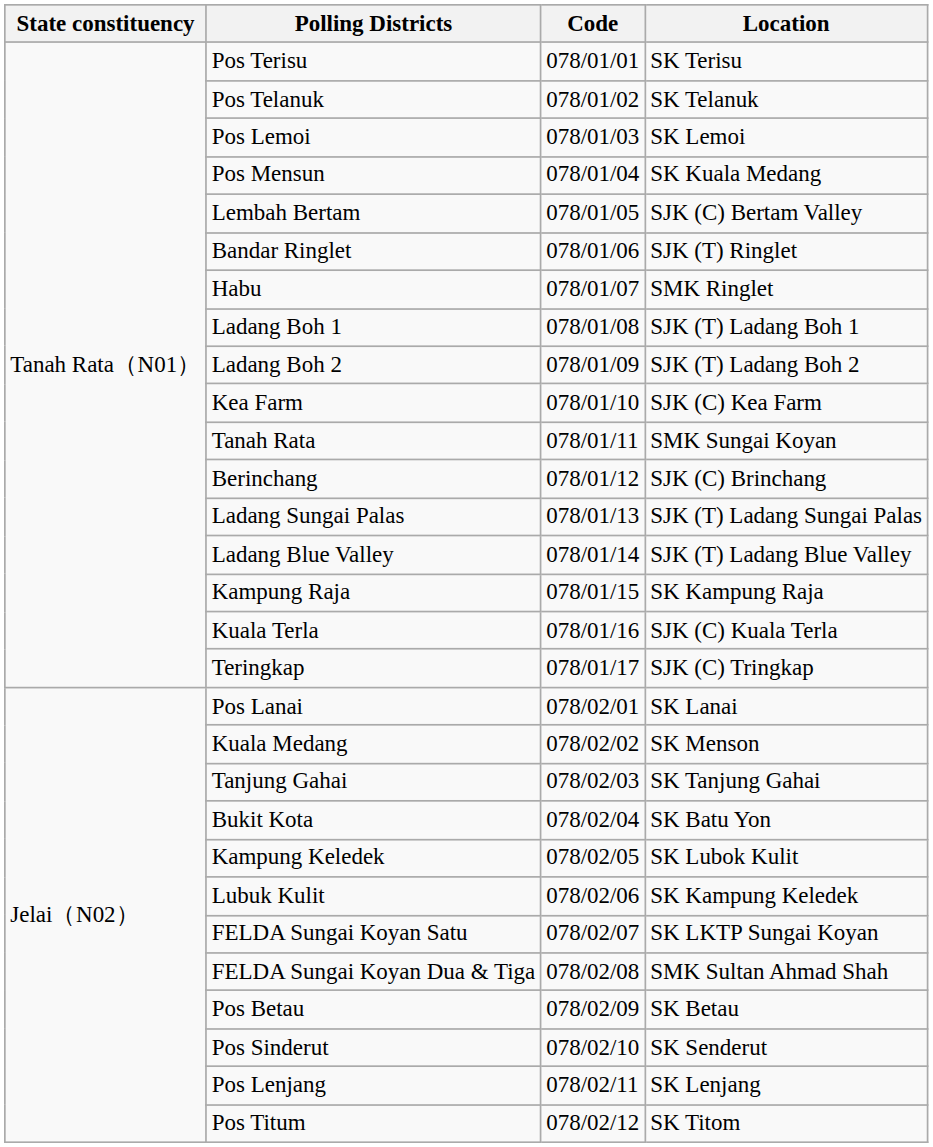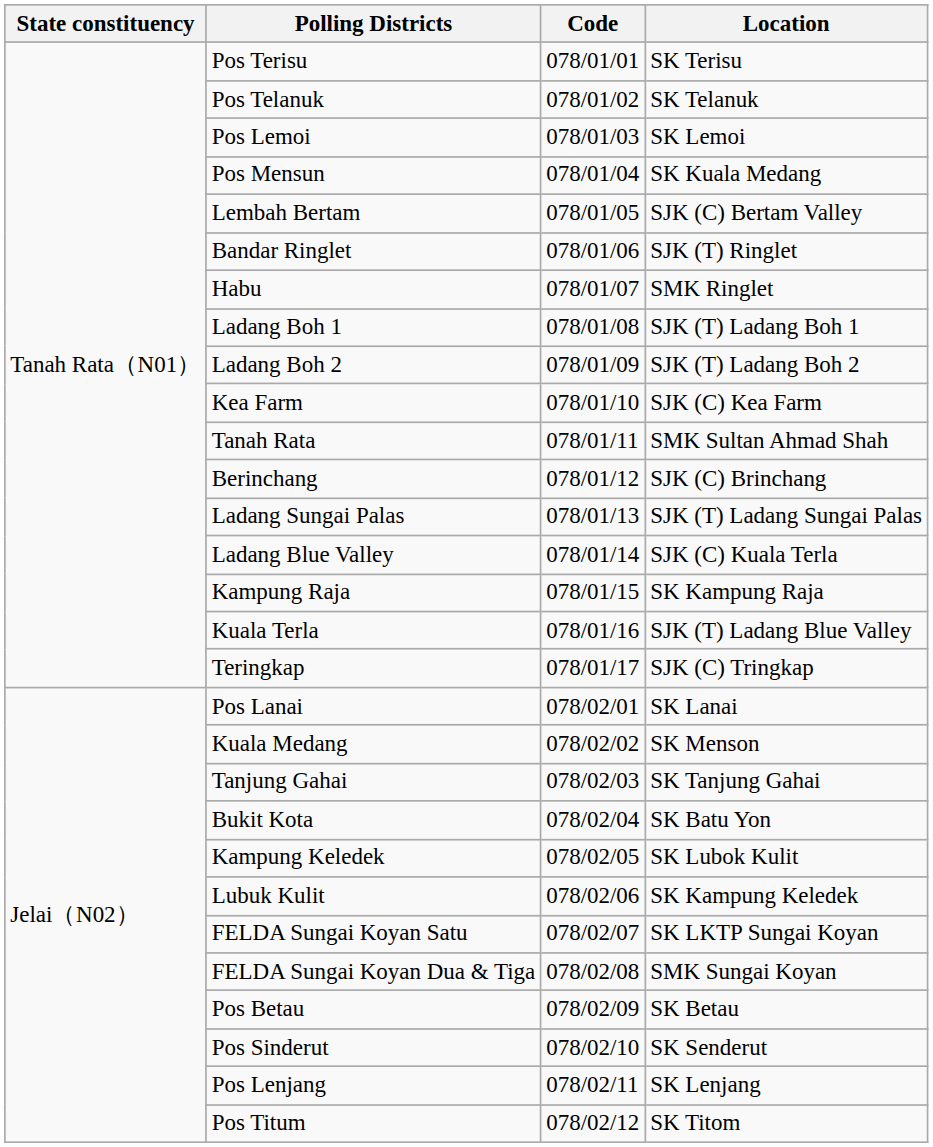(743, 440) SMK Sungai Koyan -> (769, 440) SMK Sultan Ahmad Shah
(781, 553) SJK (T) Ladang Blue Valley -> (744, 553) SJK (C) Kuala Terla
(744, 629) SJK (C) Kuala Terla -> (781, 629) SJK (T) Ladang Blue Valley
(769, 971) SMK Sultan Ahmad Shah -> (743, 971) SMK Sungai Koyan
